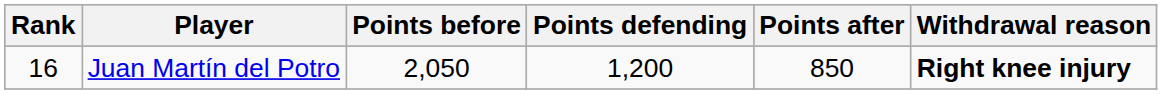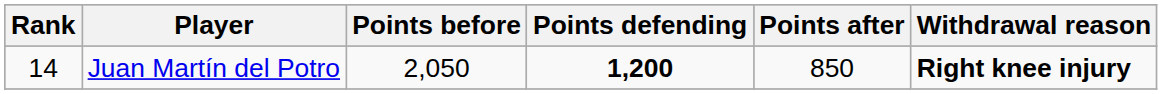(43, 67) 16 -> (43, 67) 14
(640, 67) normal -> (640, 67) bold
